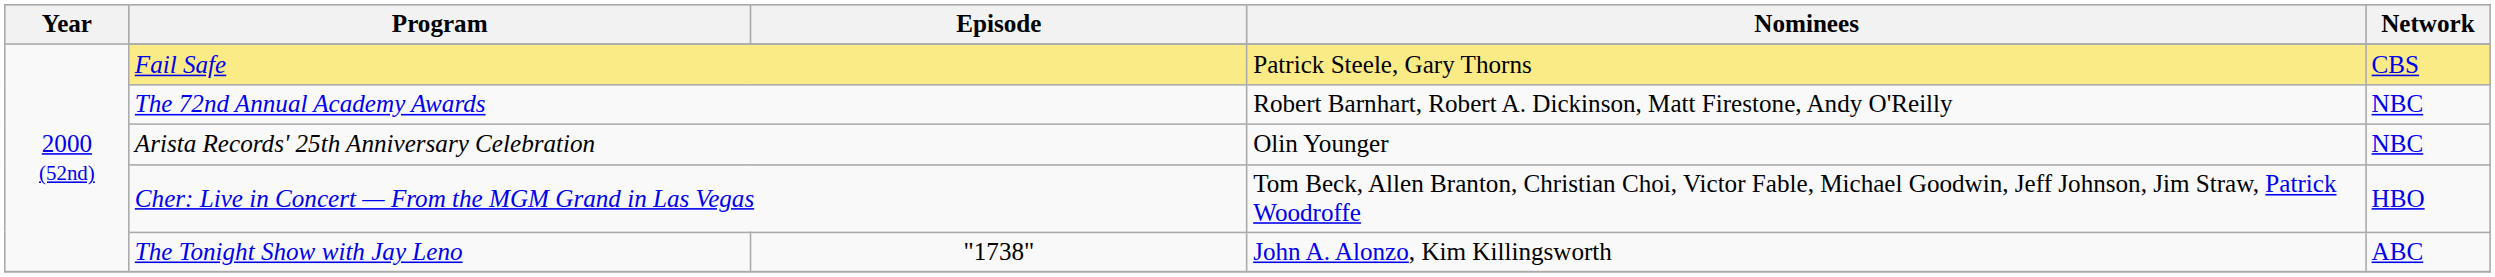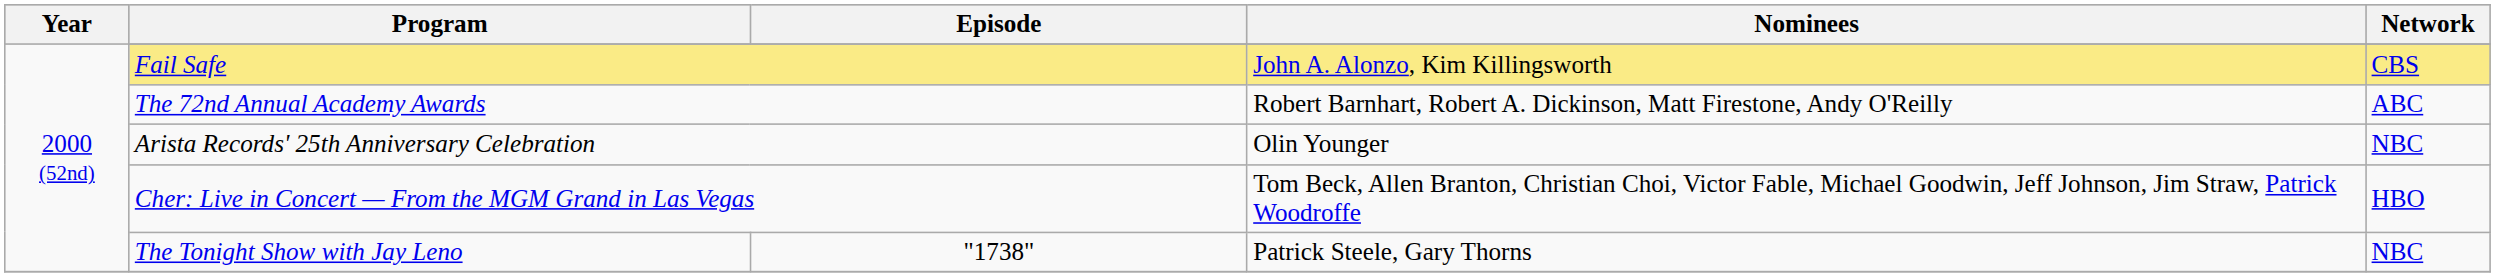(1392, 64) Patrick Steele, Gary Thorns -> (1433, 64) John A. Alonzo, Kim Killingsworth
(2397, 104) NBC -> (2397, 104) ABC
(1433, 251) John A. Alonzo, Kim Killingsworth -> (1392, 251) Patrick Steele, Gary Thorns
(2397, 251) ABC -> (2397, 251) NBC
